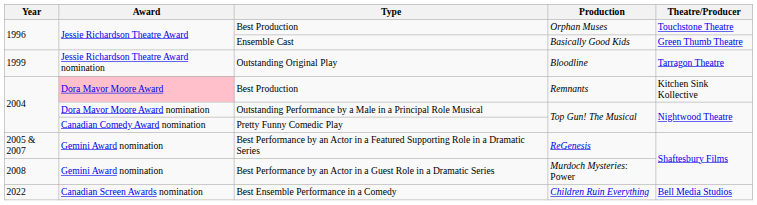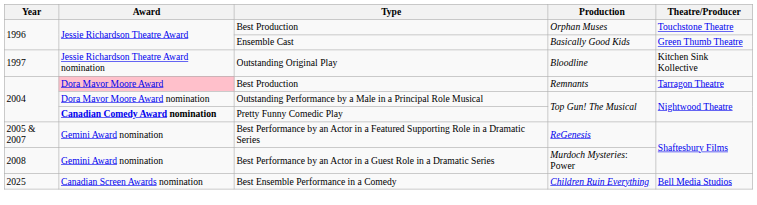(16, 63) 1999 -> (16, 63) 1997
(691, 63) Tarragon Theatre -> (683, 63) Kitchen Sink Kollective
(683, 89) Kitchen Sink Kollective -> (691, 83) Tarragon Theatre
(133, 125) normal -> (139, 114) bold
(16, 192) 2022 -> (16, 181) 2025
